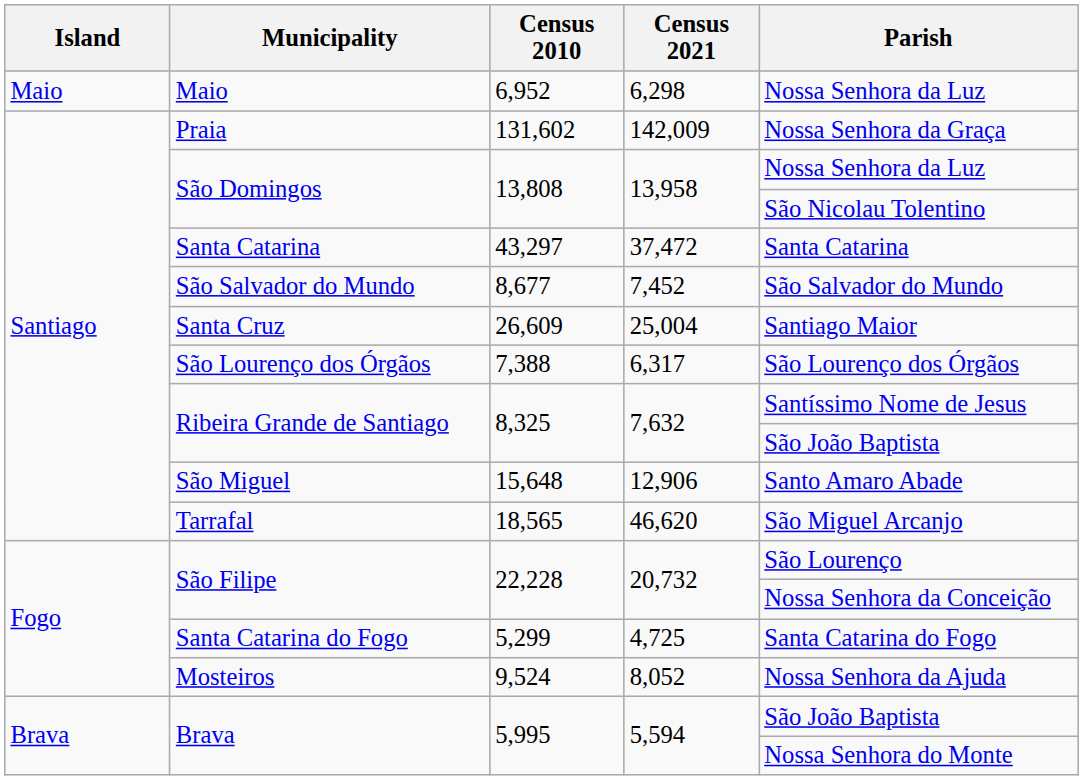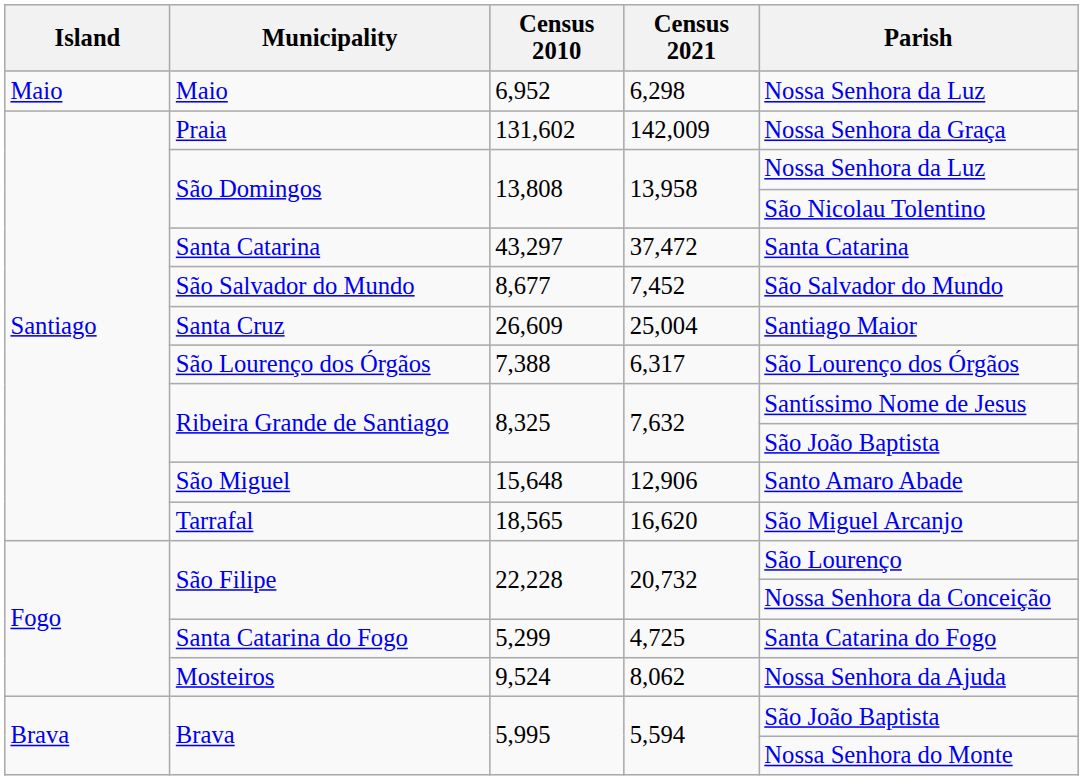(664, 520) 46,620 -> (664, 520) 16,620
(657, 676) 8,052 -> (657, 676) 8,062
